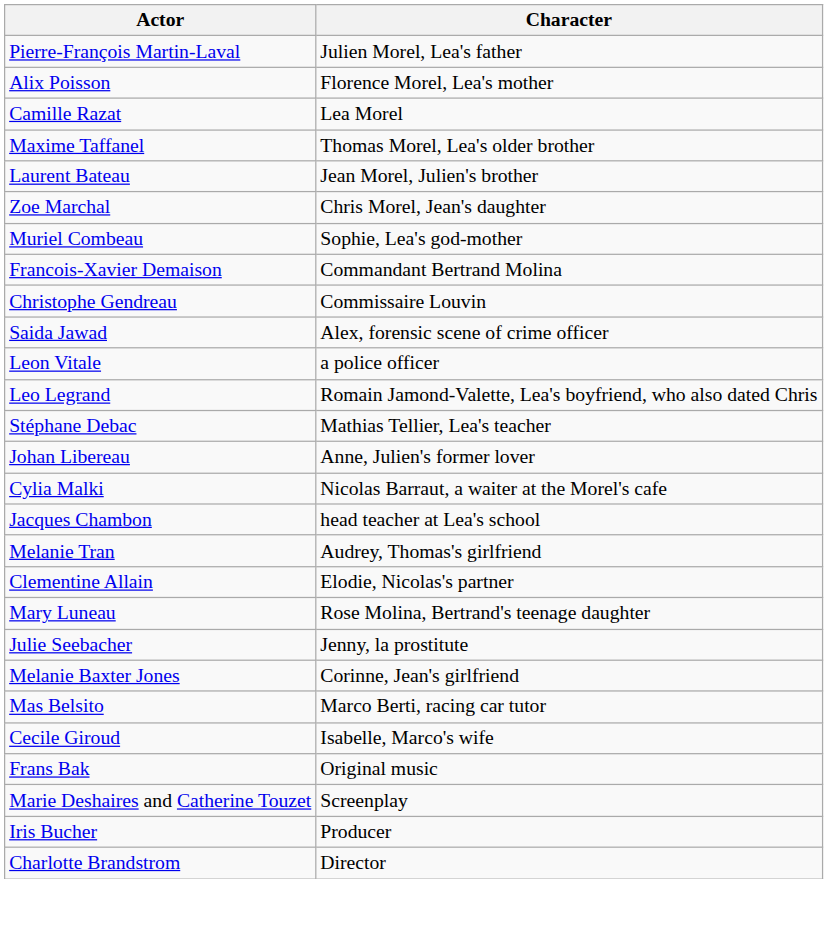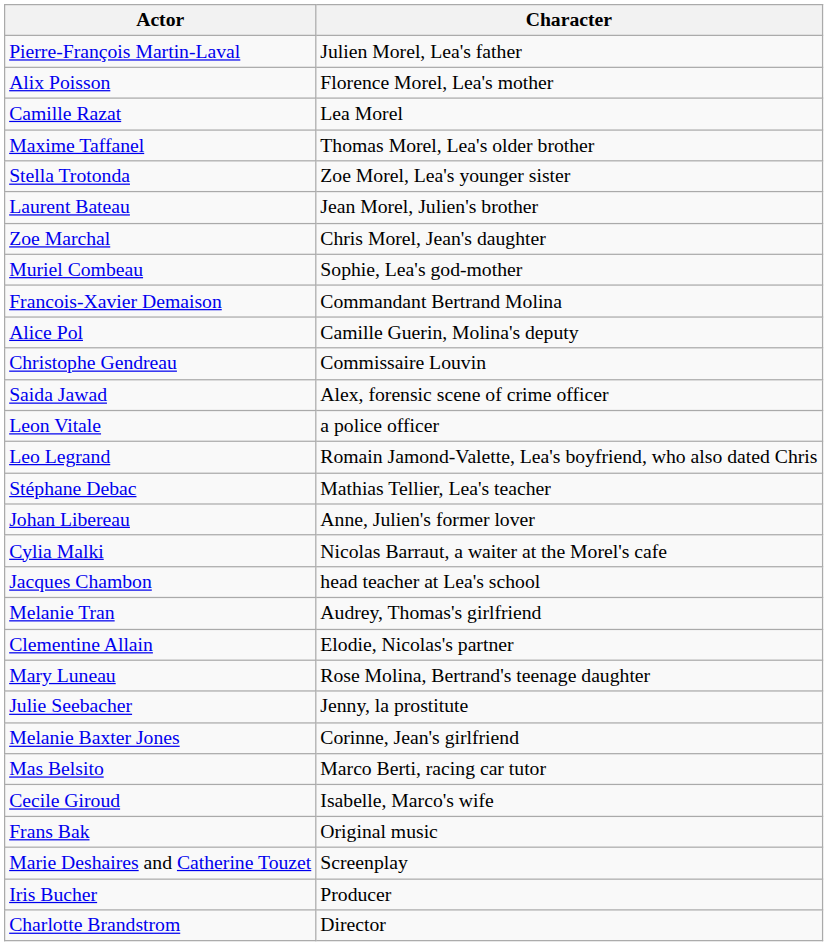+ row: (70, 176)
+ row: (46, 332)
